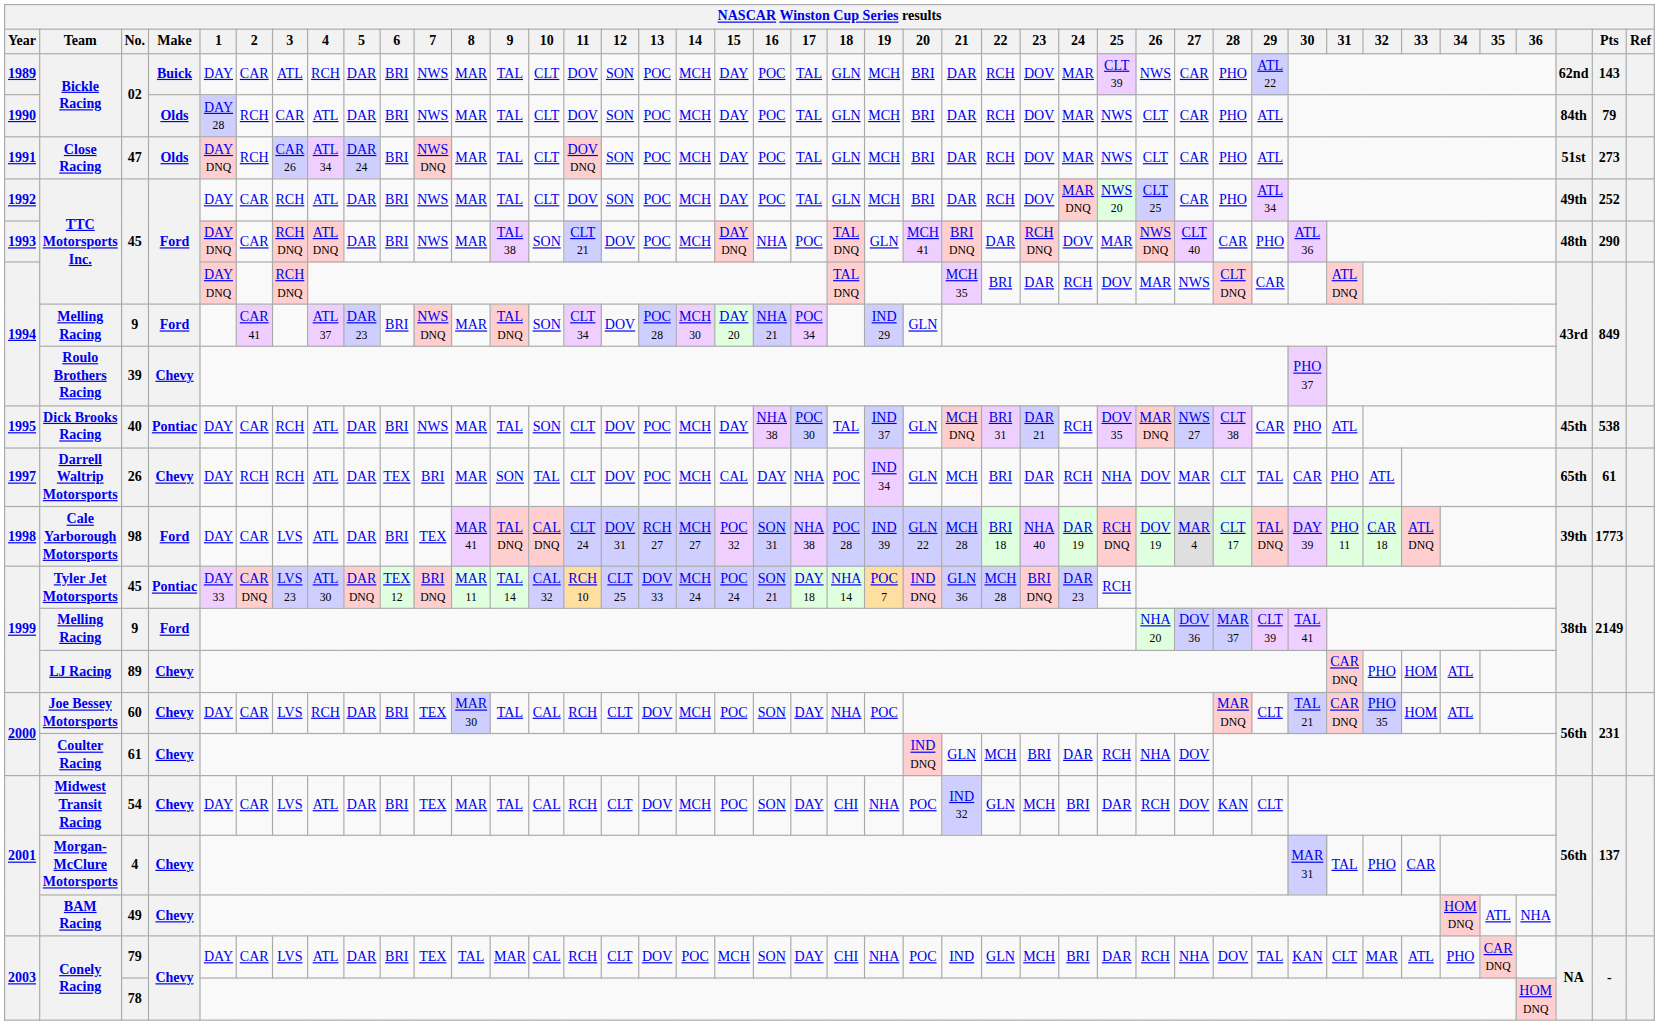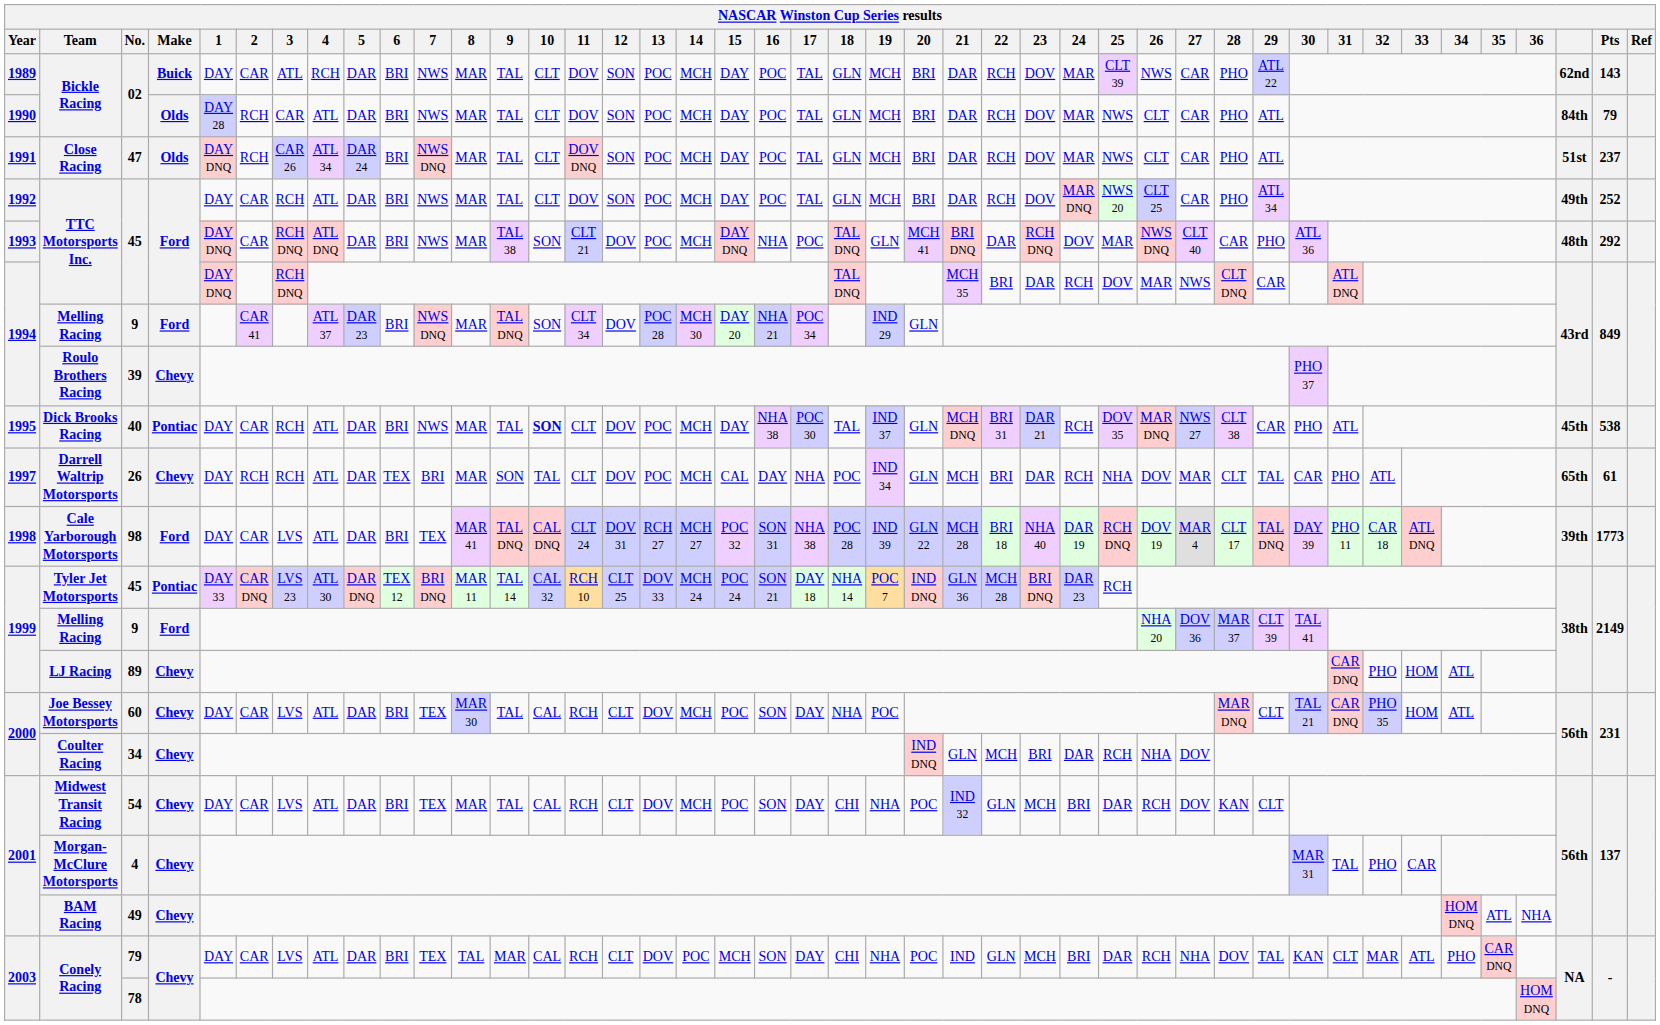(1609, 157) 273 -> (1610, 157) 237
(1609, 241) 290 -> (1610, 241) 292
(547, 426) normal -> (547, 426) bold
(326, 712) RCH -> (326, 712) ATL
(135, 754) 61 -> (135, 754) 34
